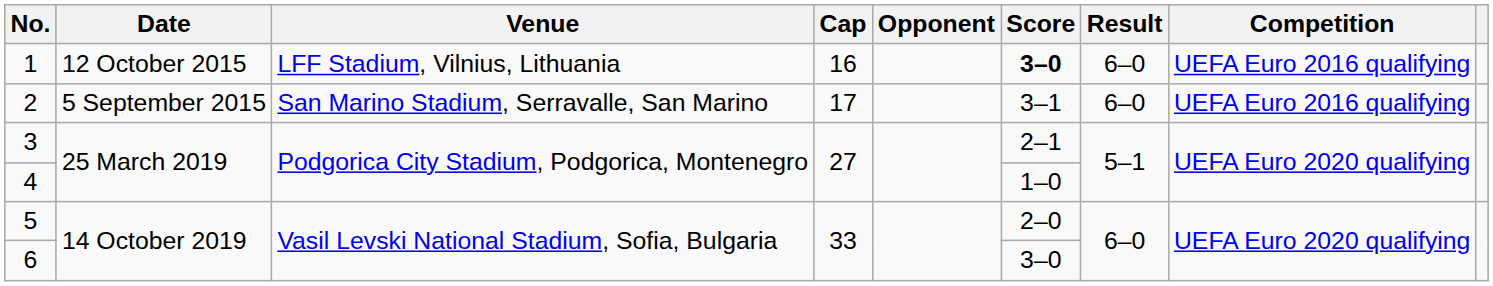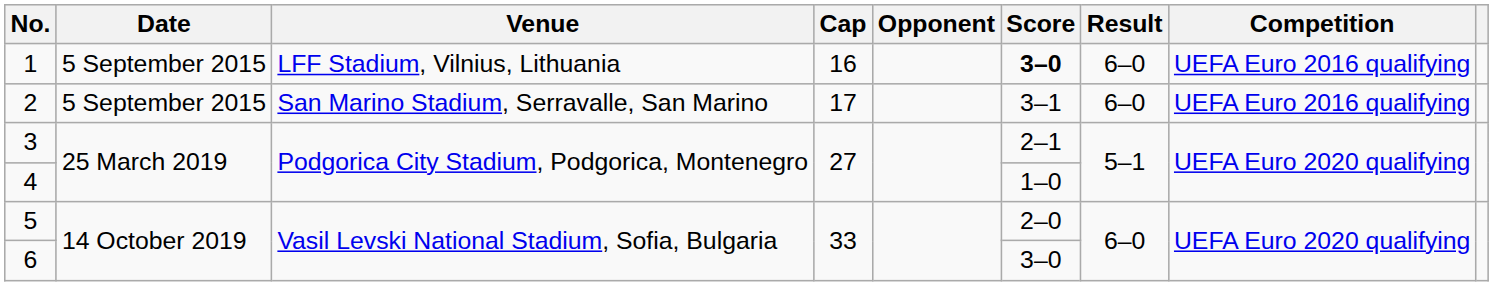(154, 63) 12 October 2015 -> (164, 63) 5 September 2015
